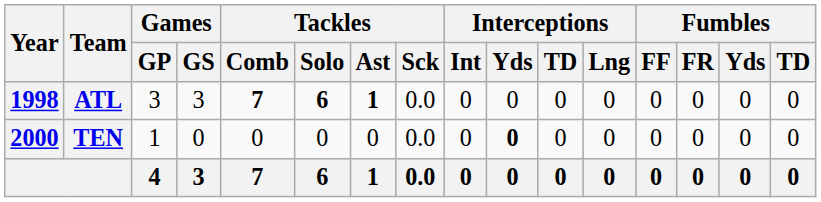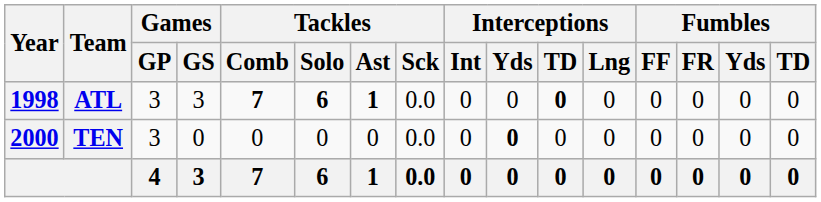(560, 100) normal -> (560, 100) bold
(155, 138) 1 -> (155, 138) 3
